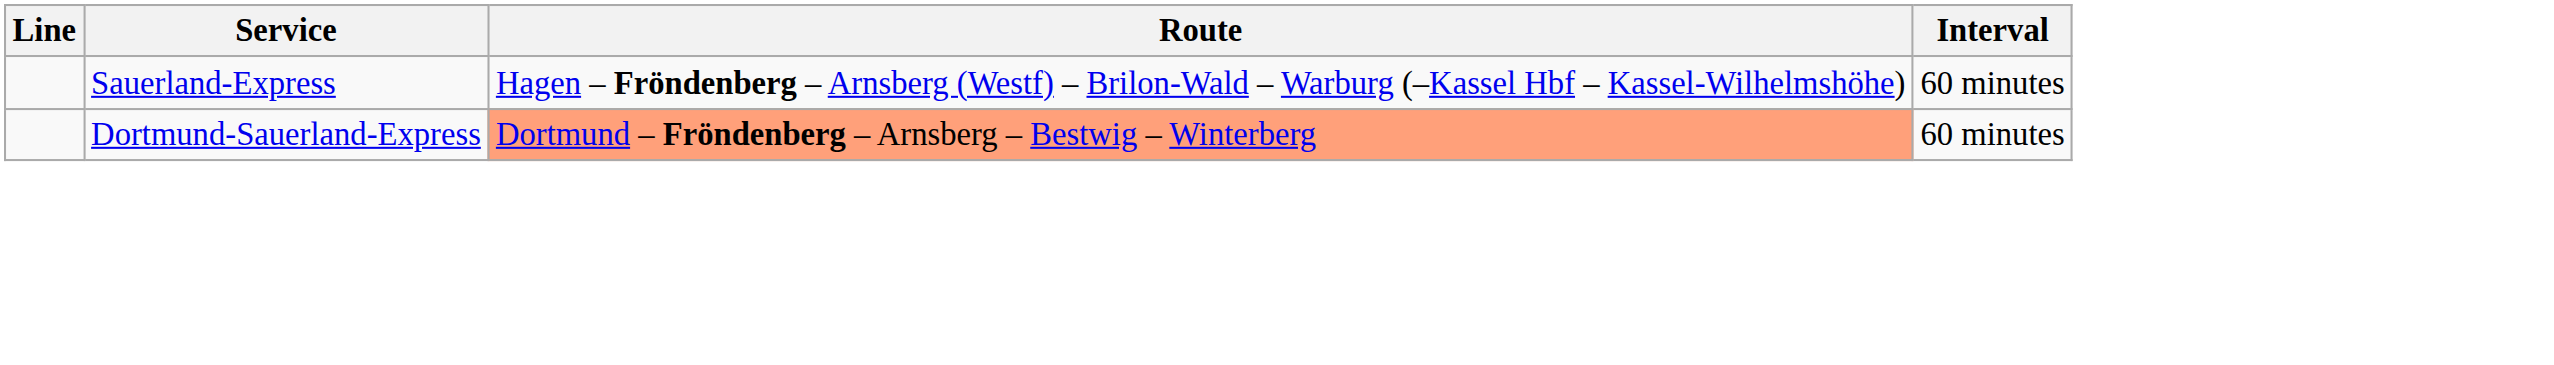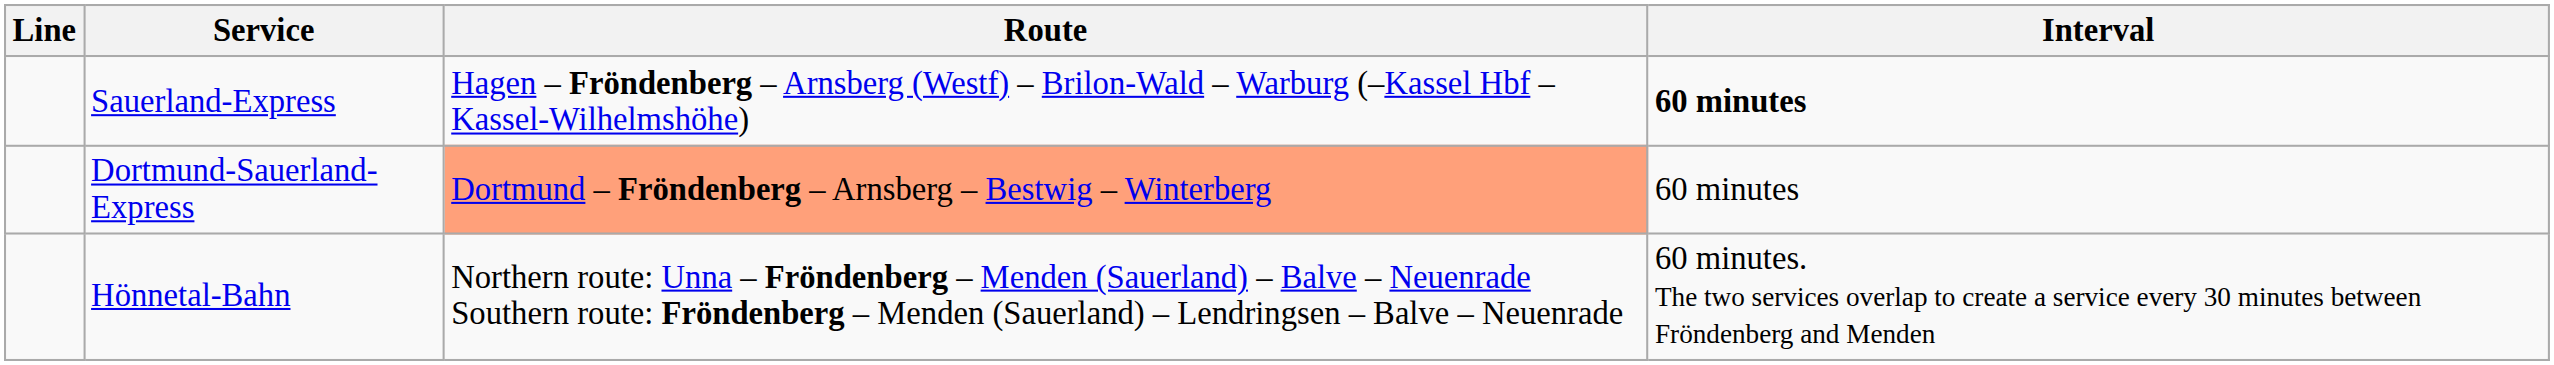(1993, 82) normal -> (1731, 100) bold
+ row: (191, 295)
